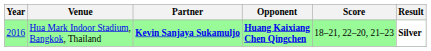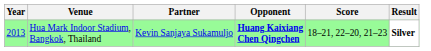(16, 33) 2016 -> (16, 33) 2013
(188, 33) bold -> (184, 33) normal
